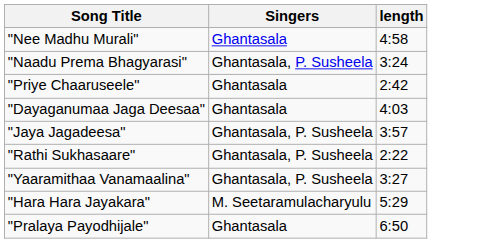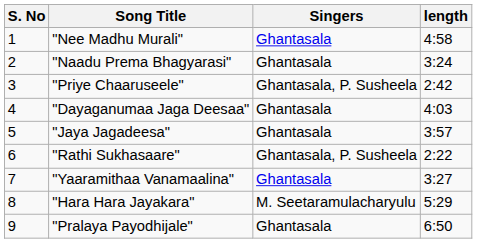+ column: (27, 16)
(292, 62) Ghantasala, P. Susheela -> (294, 62) Ghantasala
(249, 86) Ghantasala -> (337, 86) Ghantasala, P. Susheela
(292, 132) Ghantasala, P. Susheela -> (294, 132) Ghantasala
(292, 179) Ghantasala, P. Susheela -> (294, 179) Ghantasala
